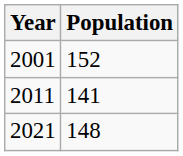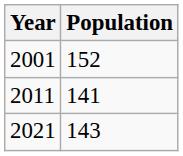(83, 131) 148 -> (83, 131) 143
